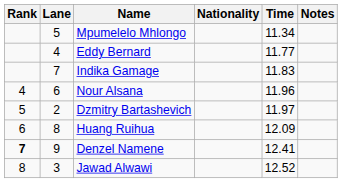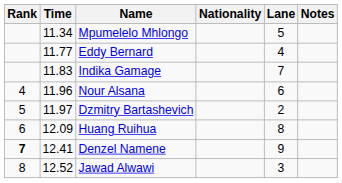columns swapped: (57, 14) <-> (280, 14)
